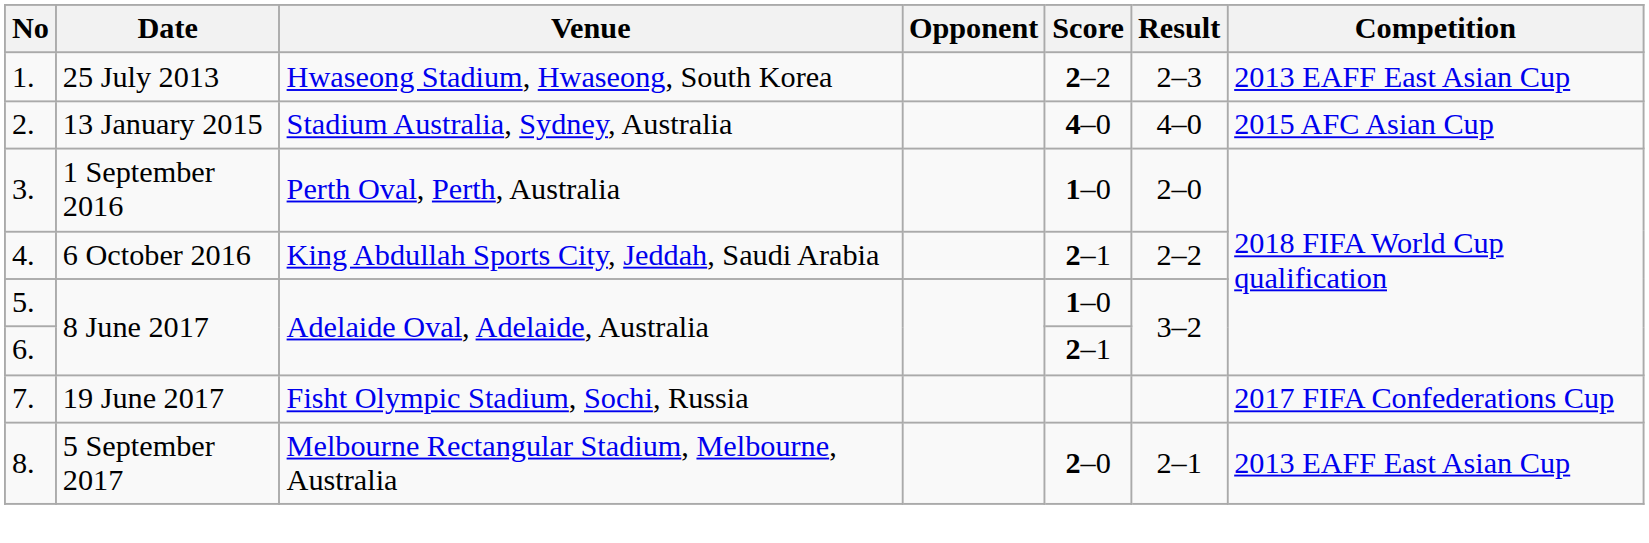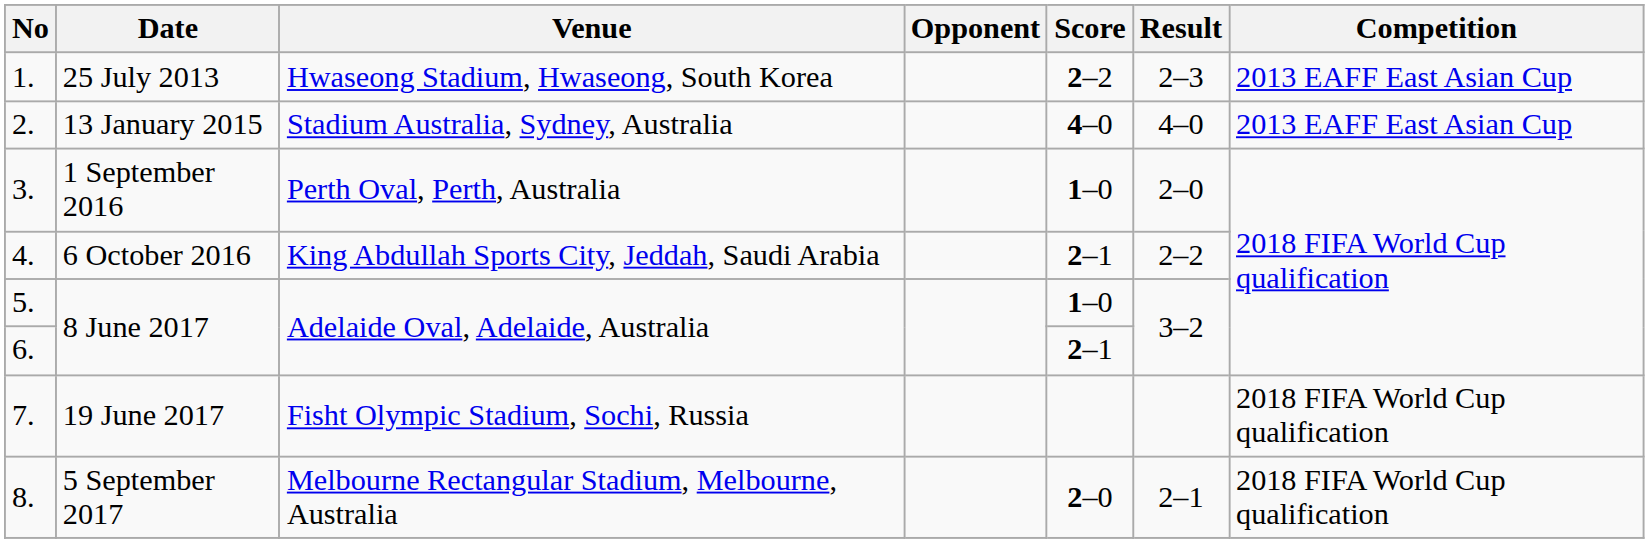(1364, 124) 2015 AFC Asian Cup -> (1404, 124) 2013 EAFF East Asian Cup
(1424, 398) 2017 FIFA Confederations Cup -> (1371, 415) 2018 FIFA World Cup qualification
(1402, 463) 2013 EAFF East Asian Cup -> (1371, 497) 2018 FIFA World Cup qualification
